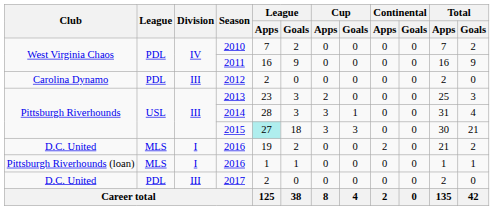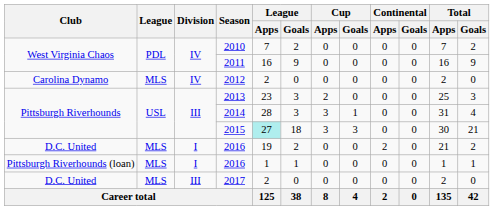(156, 79) PDL -> (156, 79) MLS
(196, 79) III -> (196, 79) IV
(156, 180) PDL -> (156, 180) MLS
